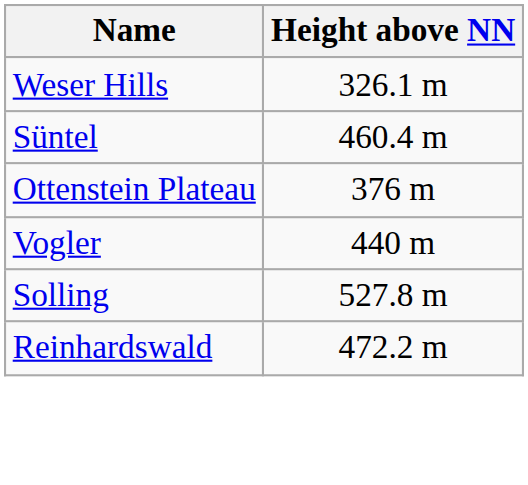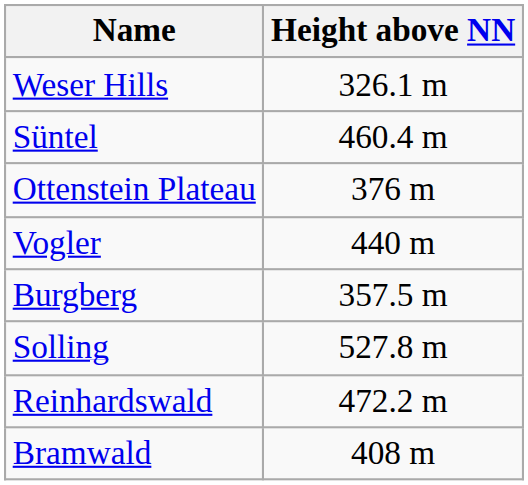+ row: (75, 294)
+ row: (82, 453)
